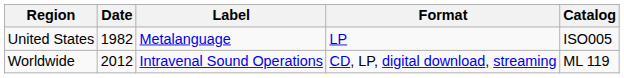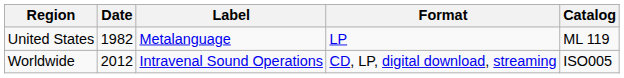(588, 38) ISO005 -> (586, 38) ML 119
(586, 61) ML 119 -> (588, 61) ISO005
